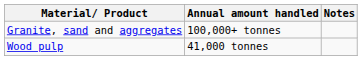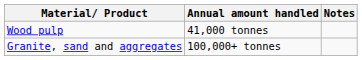rows swapped: (95, 30) <-> (35, 47)
